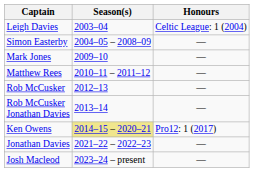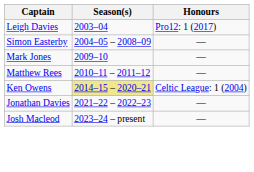(201, 27) Celtic League: 1 (2004) -> (186, 27) Pro12: 1 (2017)
- row: (36, 88)
- row: (38, 108)
(186, 129) Pro12: 1 (2017) -> (201, 88) Celtic League: 1 (2004)
